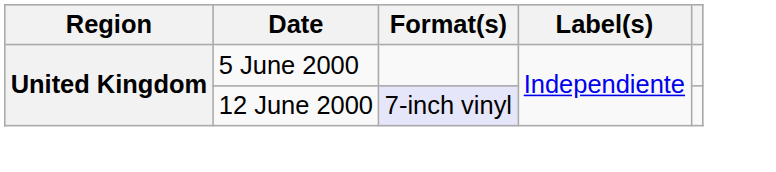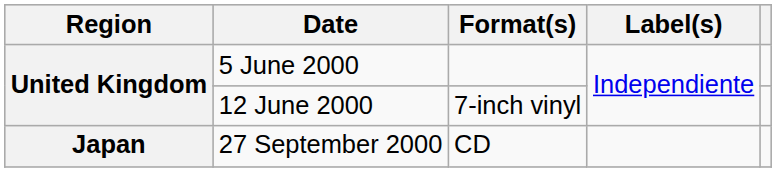(448, 105) lavender background -> (518, 105) no background
+ row: (331, 145)
